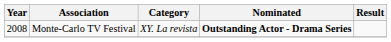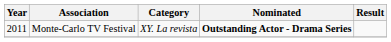(17, 28) 2008 -> (17, 28) 2011
